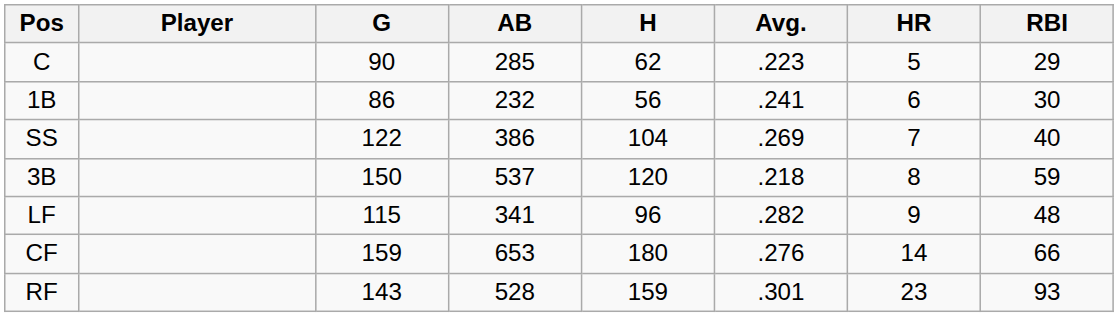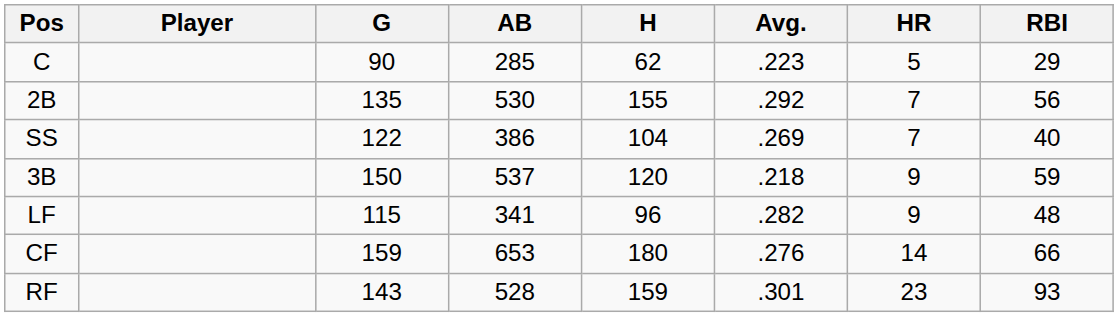- row: (42, 100)
+ row: (42, 100)
(914, 176) 8 -> (914, 176) 9
